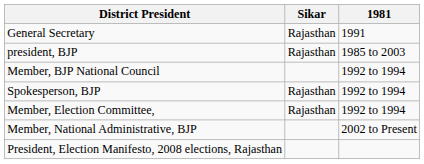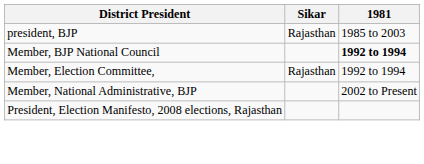- row: (51, 33)
(373, 71) normal -> (374, 52) bold
- row: (54, 91)
